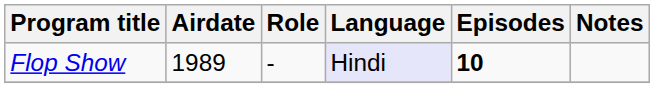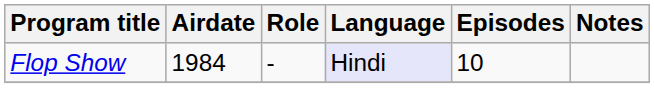(199, 62) 1989 -> (199, 62) 1984
(470, 62) bold -> (470, 62) normal
